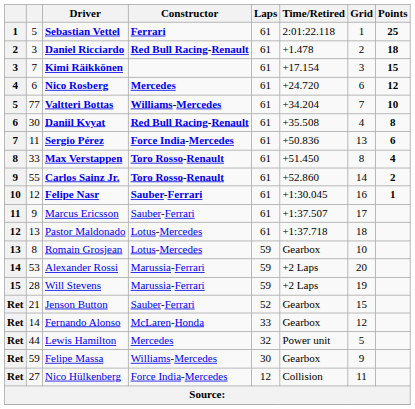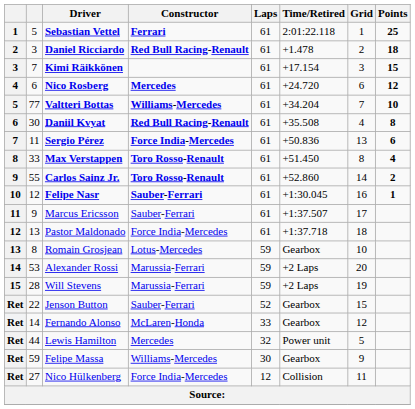(166, 231) Lotus-Mercedes -> (179, 231) Force India-Mercedes
(34, 303) 21 -> (34, 303) 22
